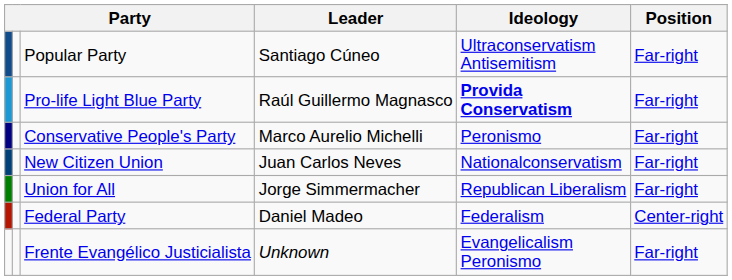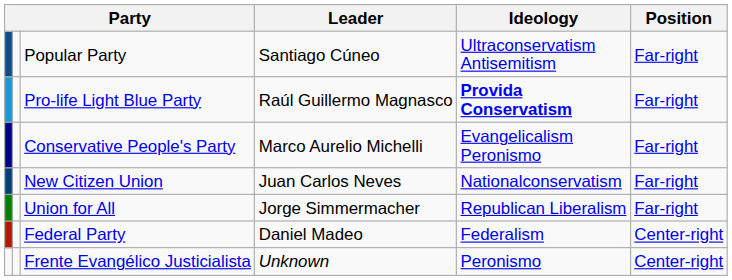(501, 136) Peronismo -> (517, 145) Evangelicalism Peronismo
(517, 252) Evangelicalism Peronismo -> (501, 262) Peronismo
(666, 252) Far-right -> (679, 262) Center-right
